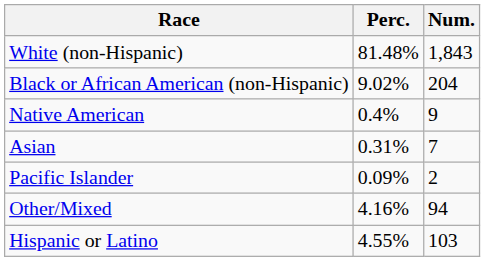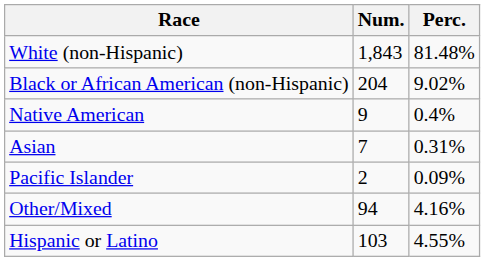columns swapped: (451, 20) <-> (388, 20)
